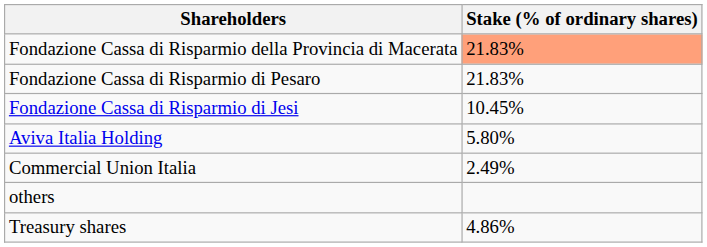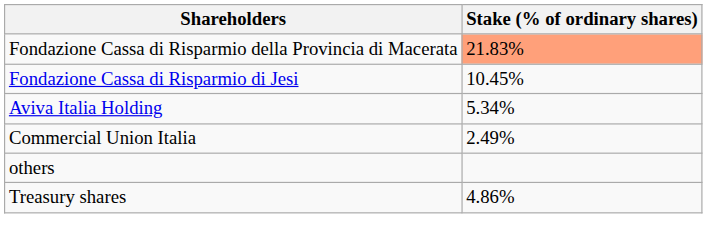- row: (165, 78)
(490, 138) 5.80% -> (490, 108) 5.34%
